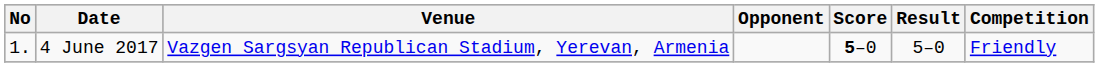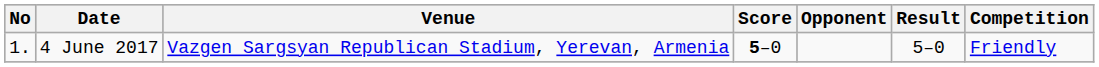columns swapped: (781, 19) <-> (860, 19)
